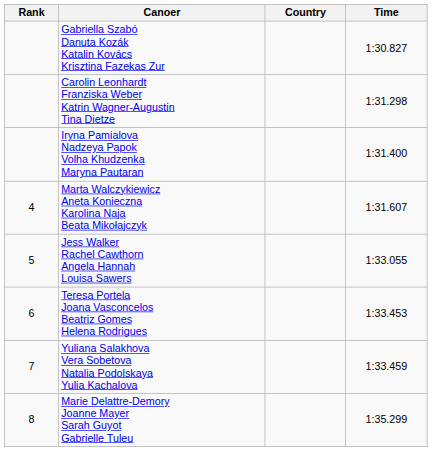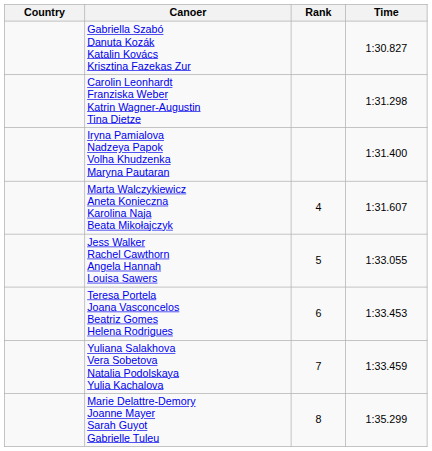columns swapped: (32, 13) <-> (305, 13)
